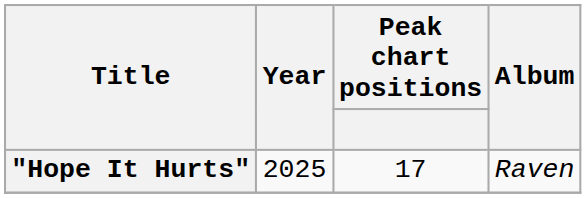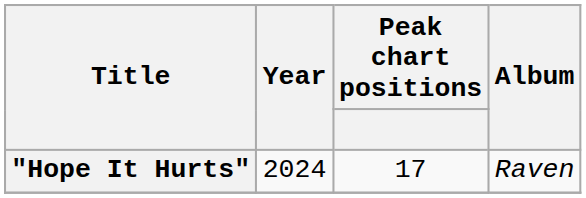(295, 171) 2025 -> (295, 171) 2024
